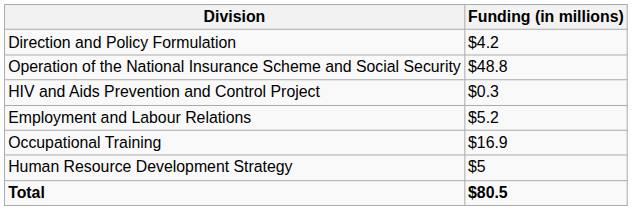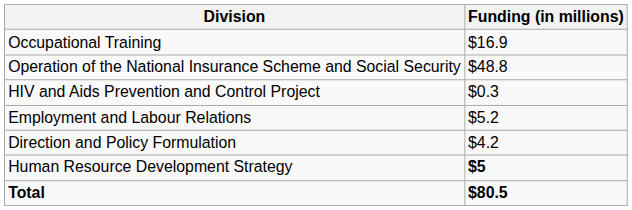rows swapped: (122, 42) <-> (85, 142)
(477, 167) normal -> (477, 167) bold
